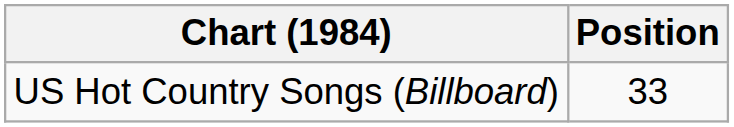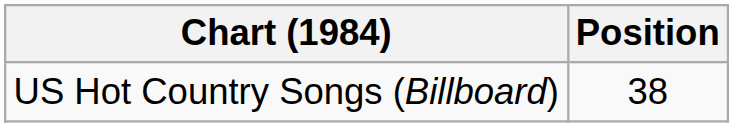(648, 91) 33 -> (648, 91) 38
